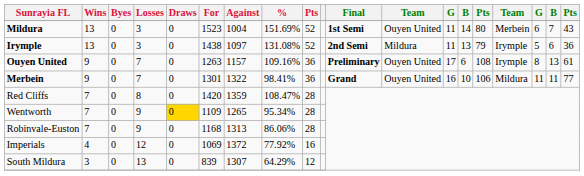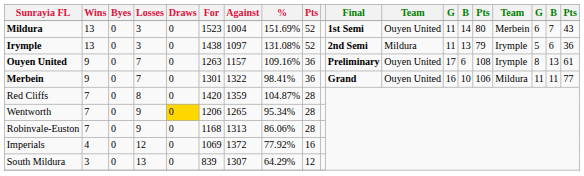(282, 95) 108.47% -> (282, 95) 104.87%
(211, 112) 1109 -> (211, 112) 1206
